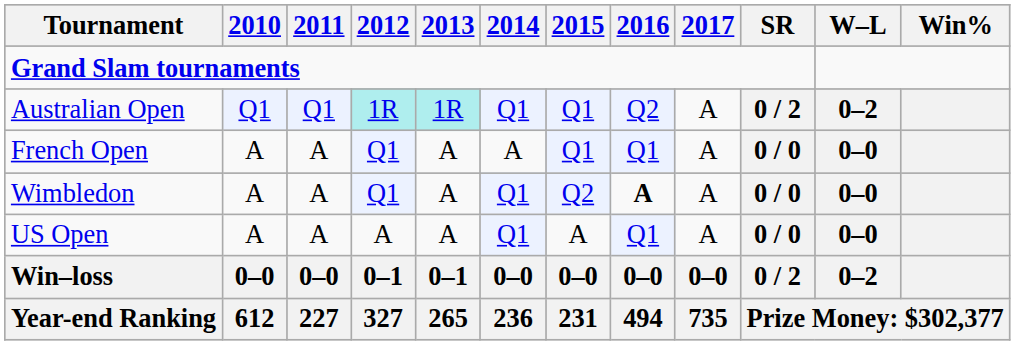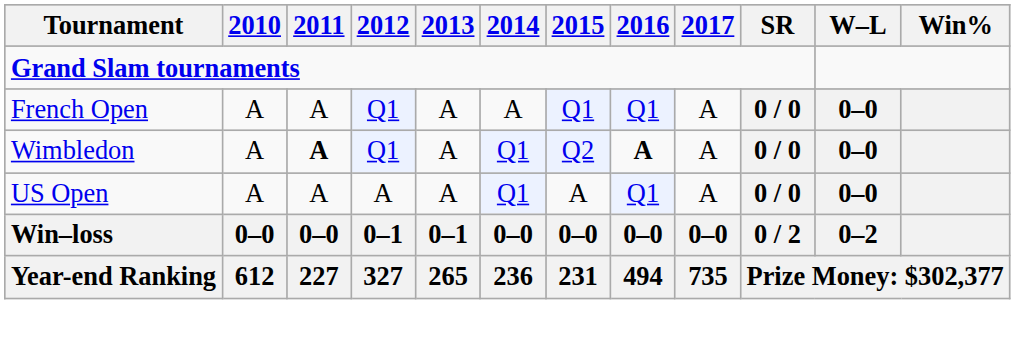- row: (98, 109)
(319, 192) normal -> (319, 151) bold
